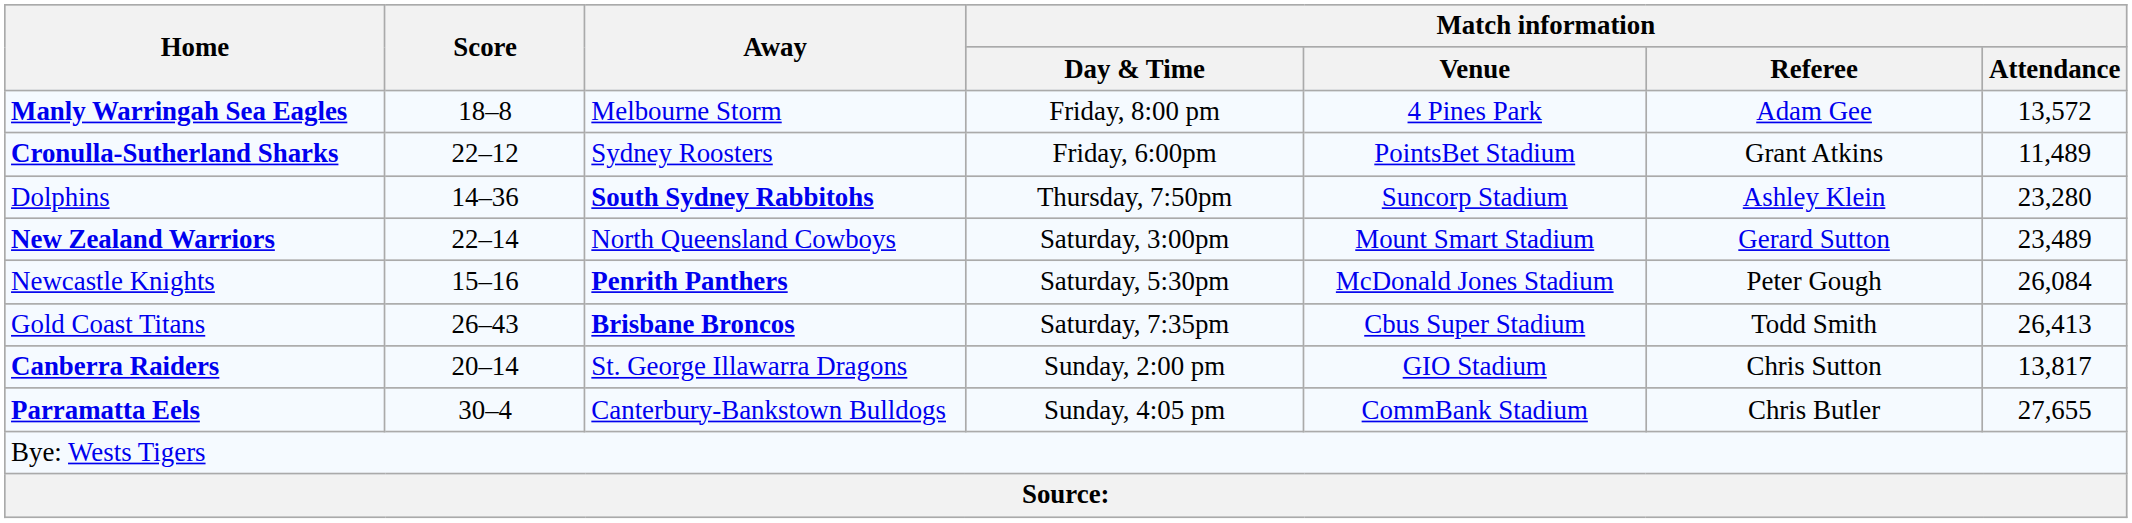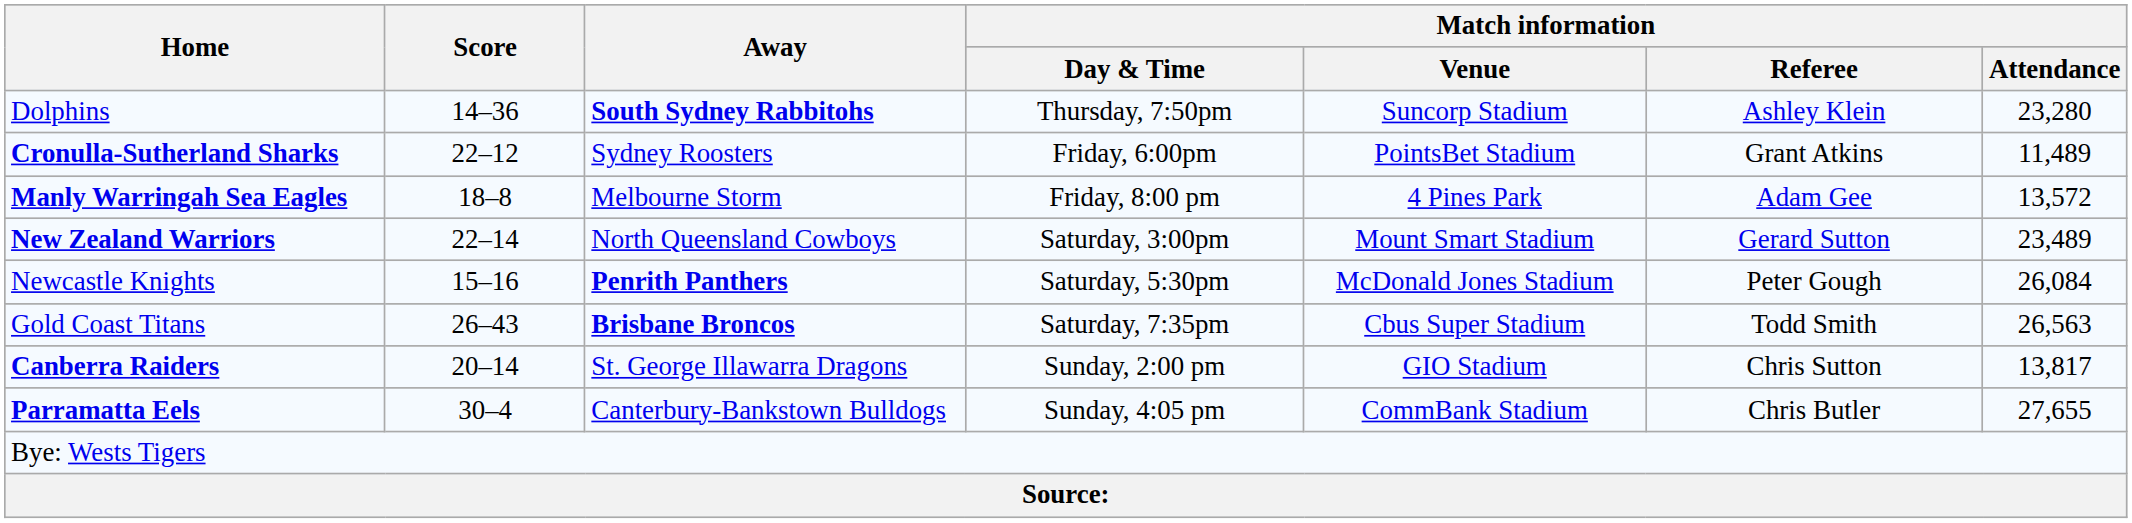rows swapped: (60, 196) <-> (179, 111)
(2055, 324) 26,413 -> (2055, 324) 26,563
